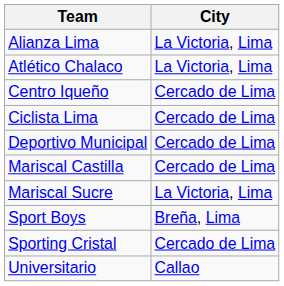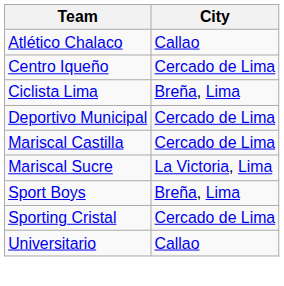- row: (53, 42)
(213, 67) La Victoria, Lima -> (177, 42) Callao
(215, 117) Cercado de Lima -> (197, 92) Breña, Lima
